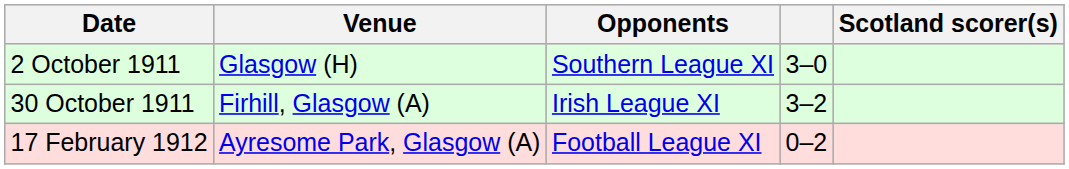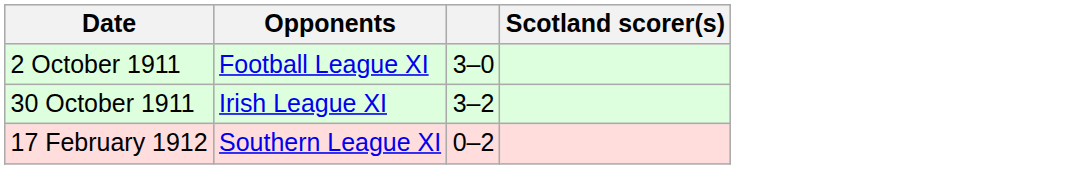- column: (380, 24)
(663, 63) Southern League XI -> (324, 63) Football League XI
(657, 143) Football League XI -> (330, 143) Southern League XI
